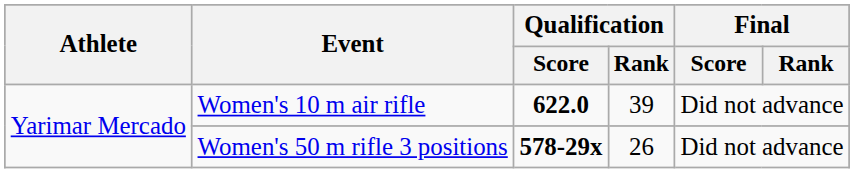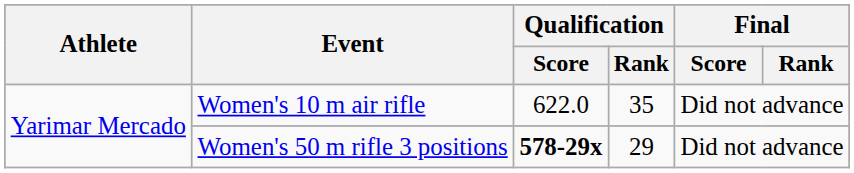(561, 105) bold -> (561, 105) normal
(641, 105) 39 -> (641, 105) 35
(641, 146) 26 -> (641, 146) 29
